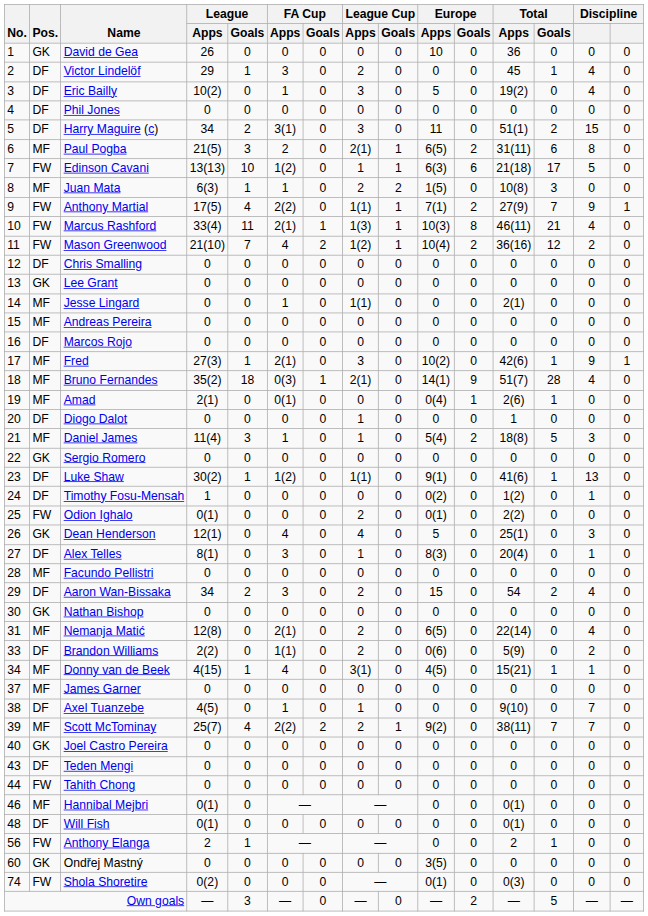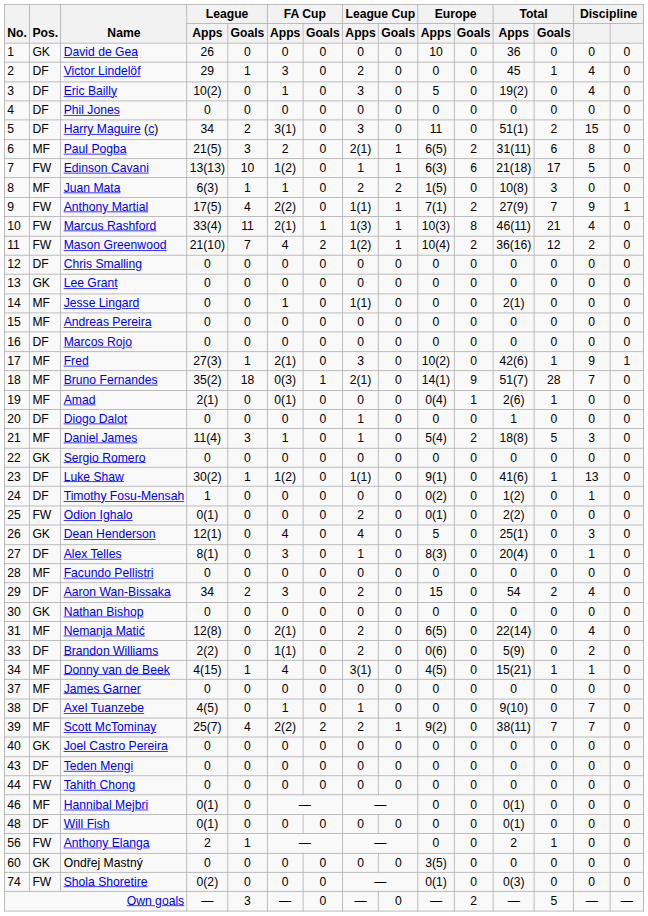(592, 380) 4 -> (592, 380) 7
